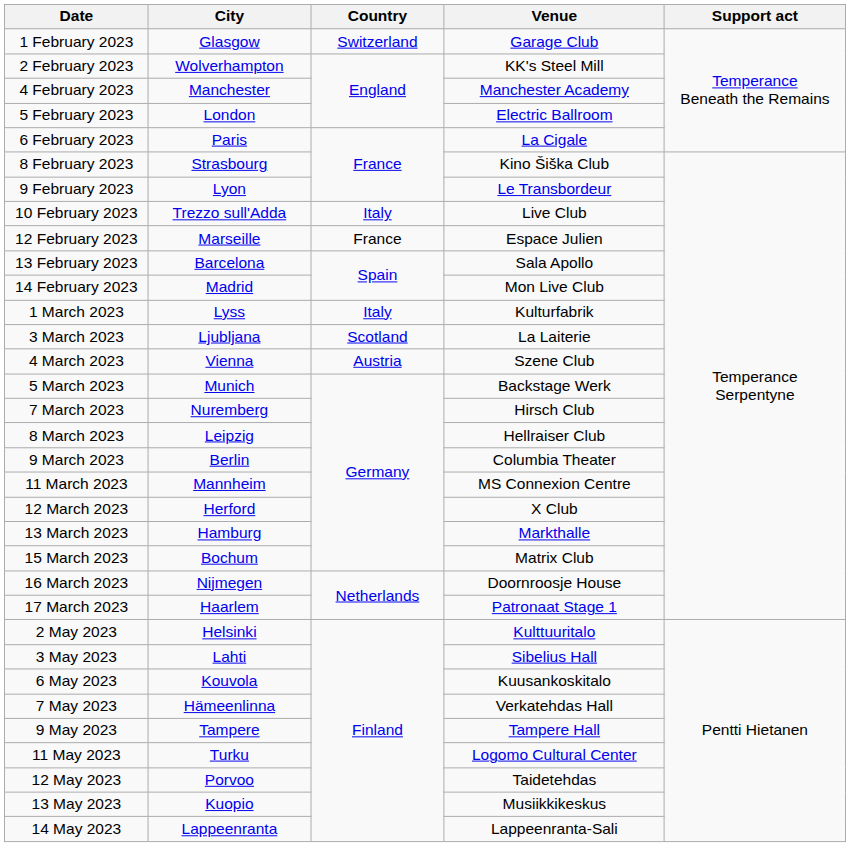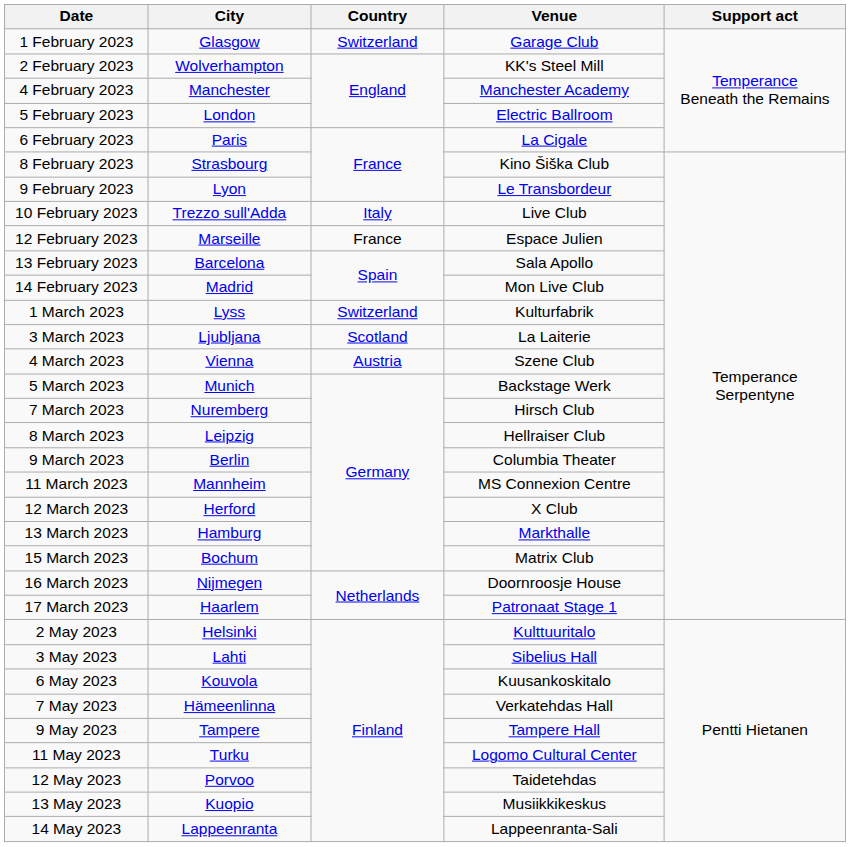(377, 312) Italy -> (377, 312) Switzerland
